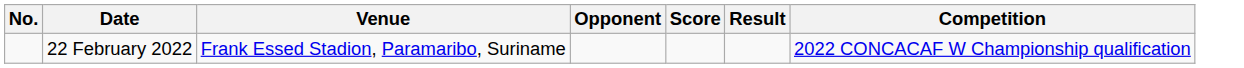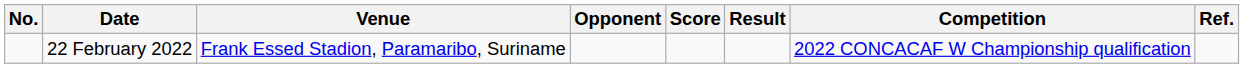+ column: (1217, 19)
